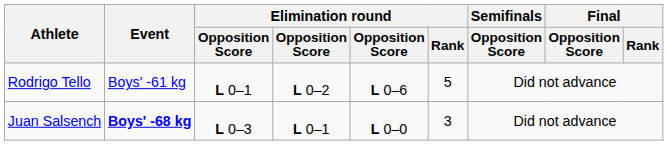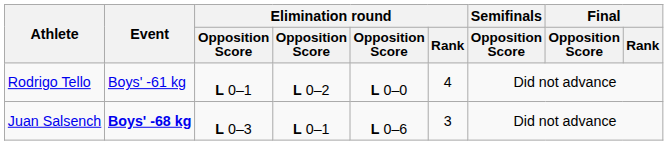(389, 91) L 0–6 -> (389, 91) L 0–0
(448, 83) 5 -> (448, 83) 4
(389, 129) L 0–0 -> (389, 129) L 0–6
